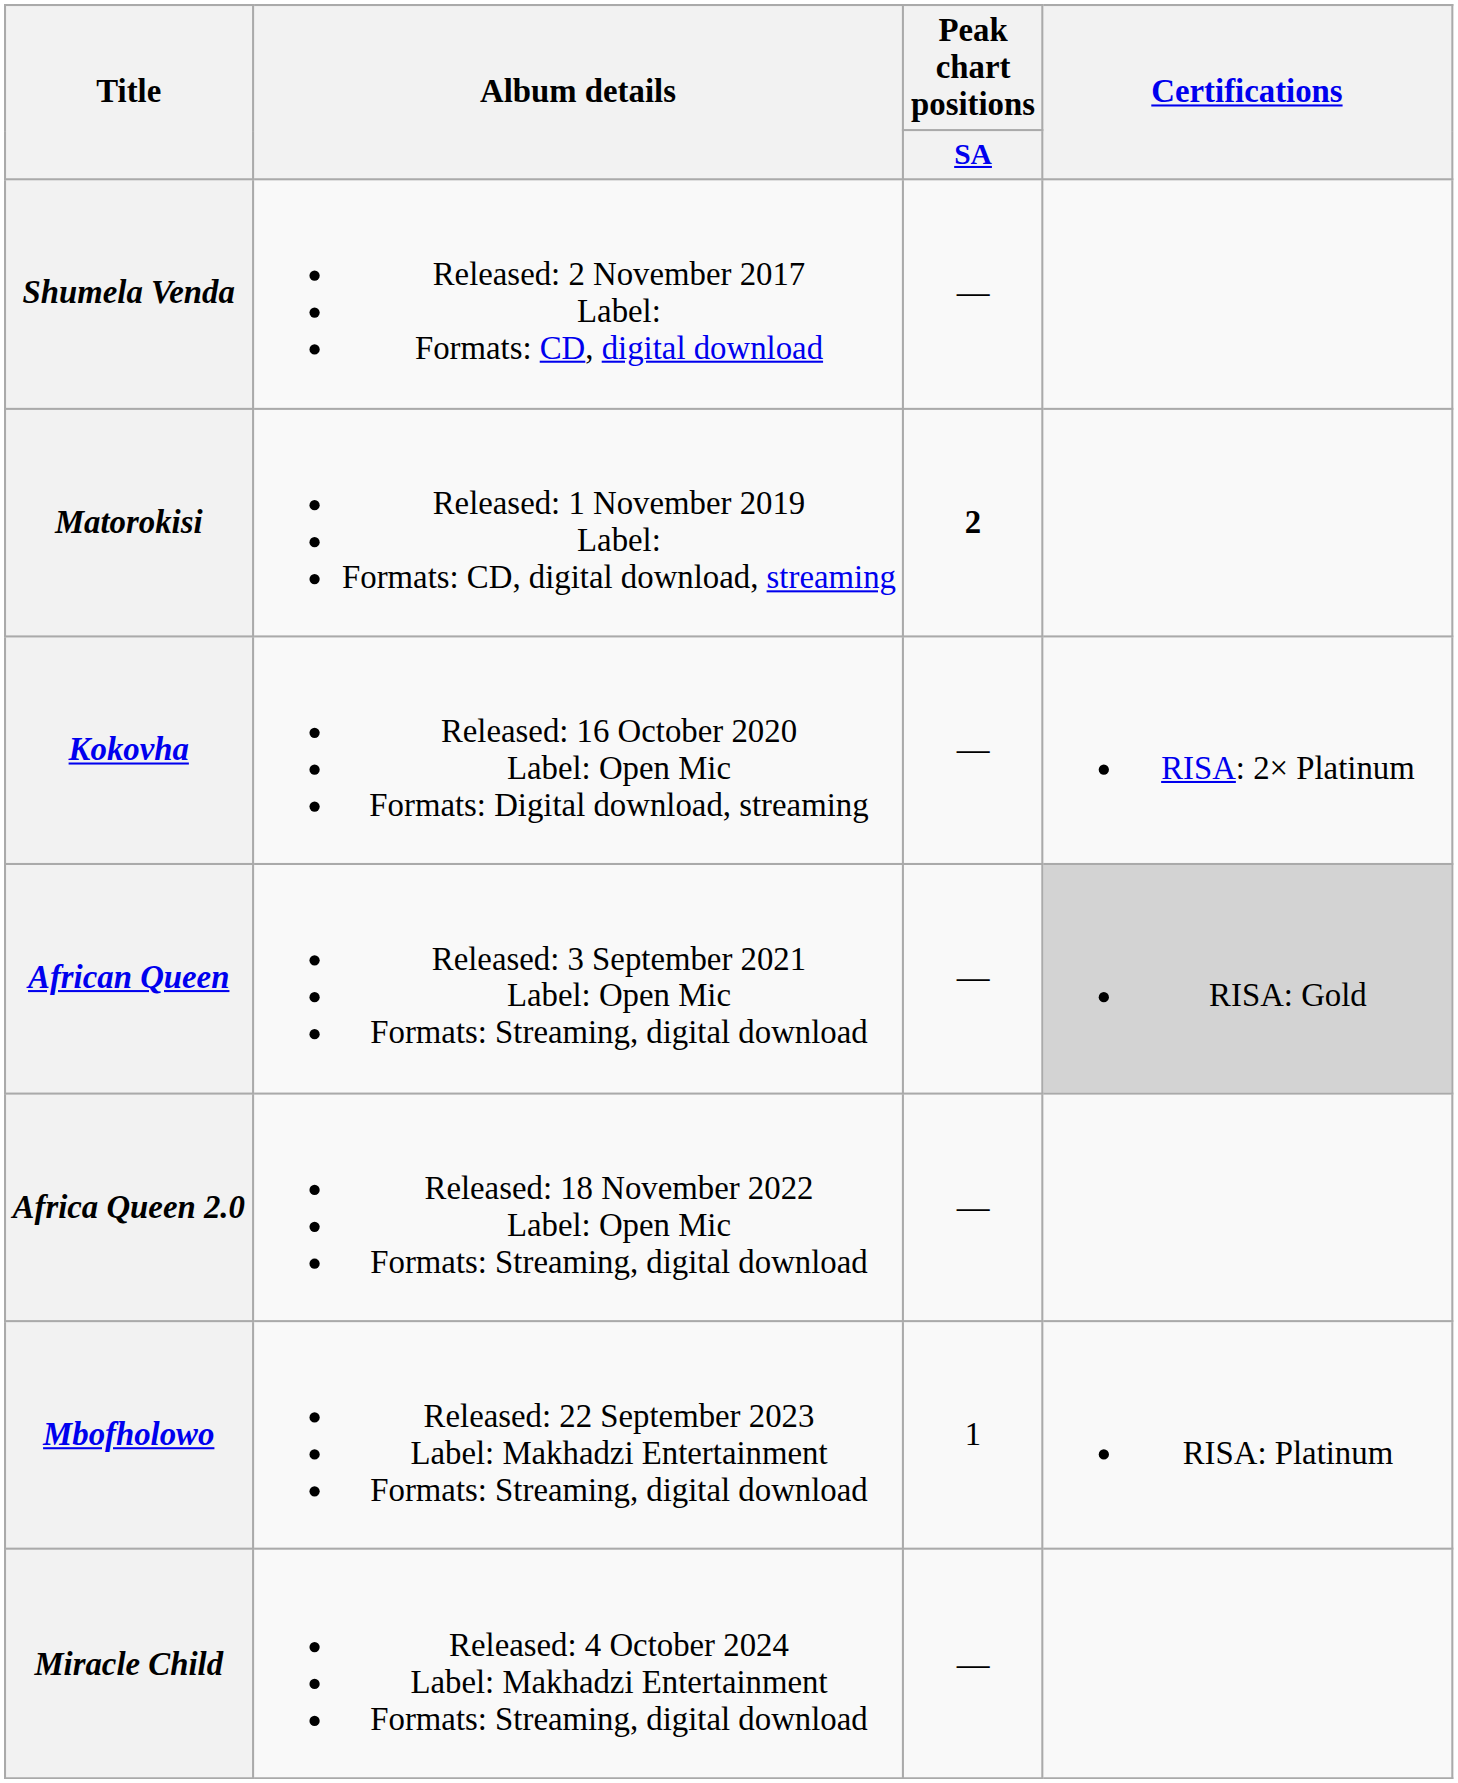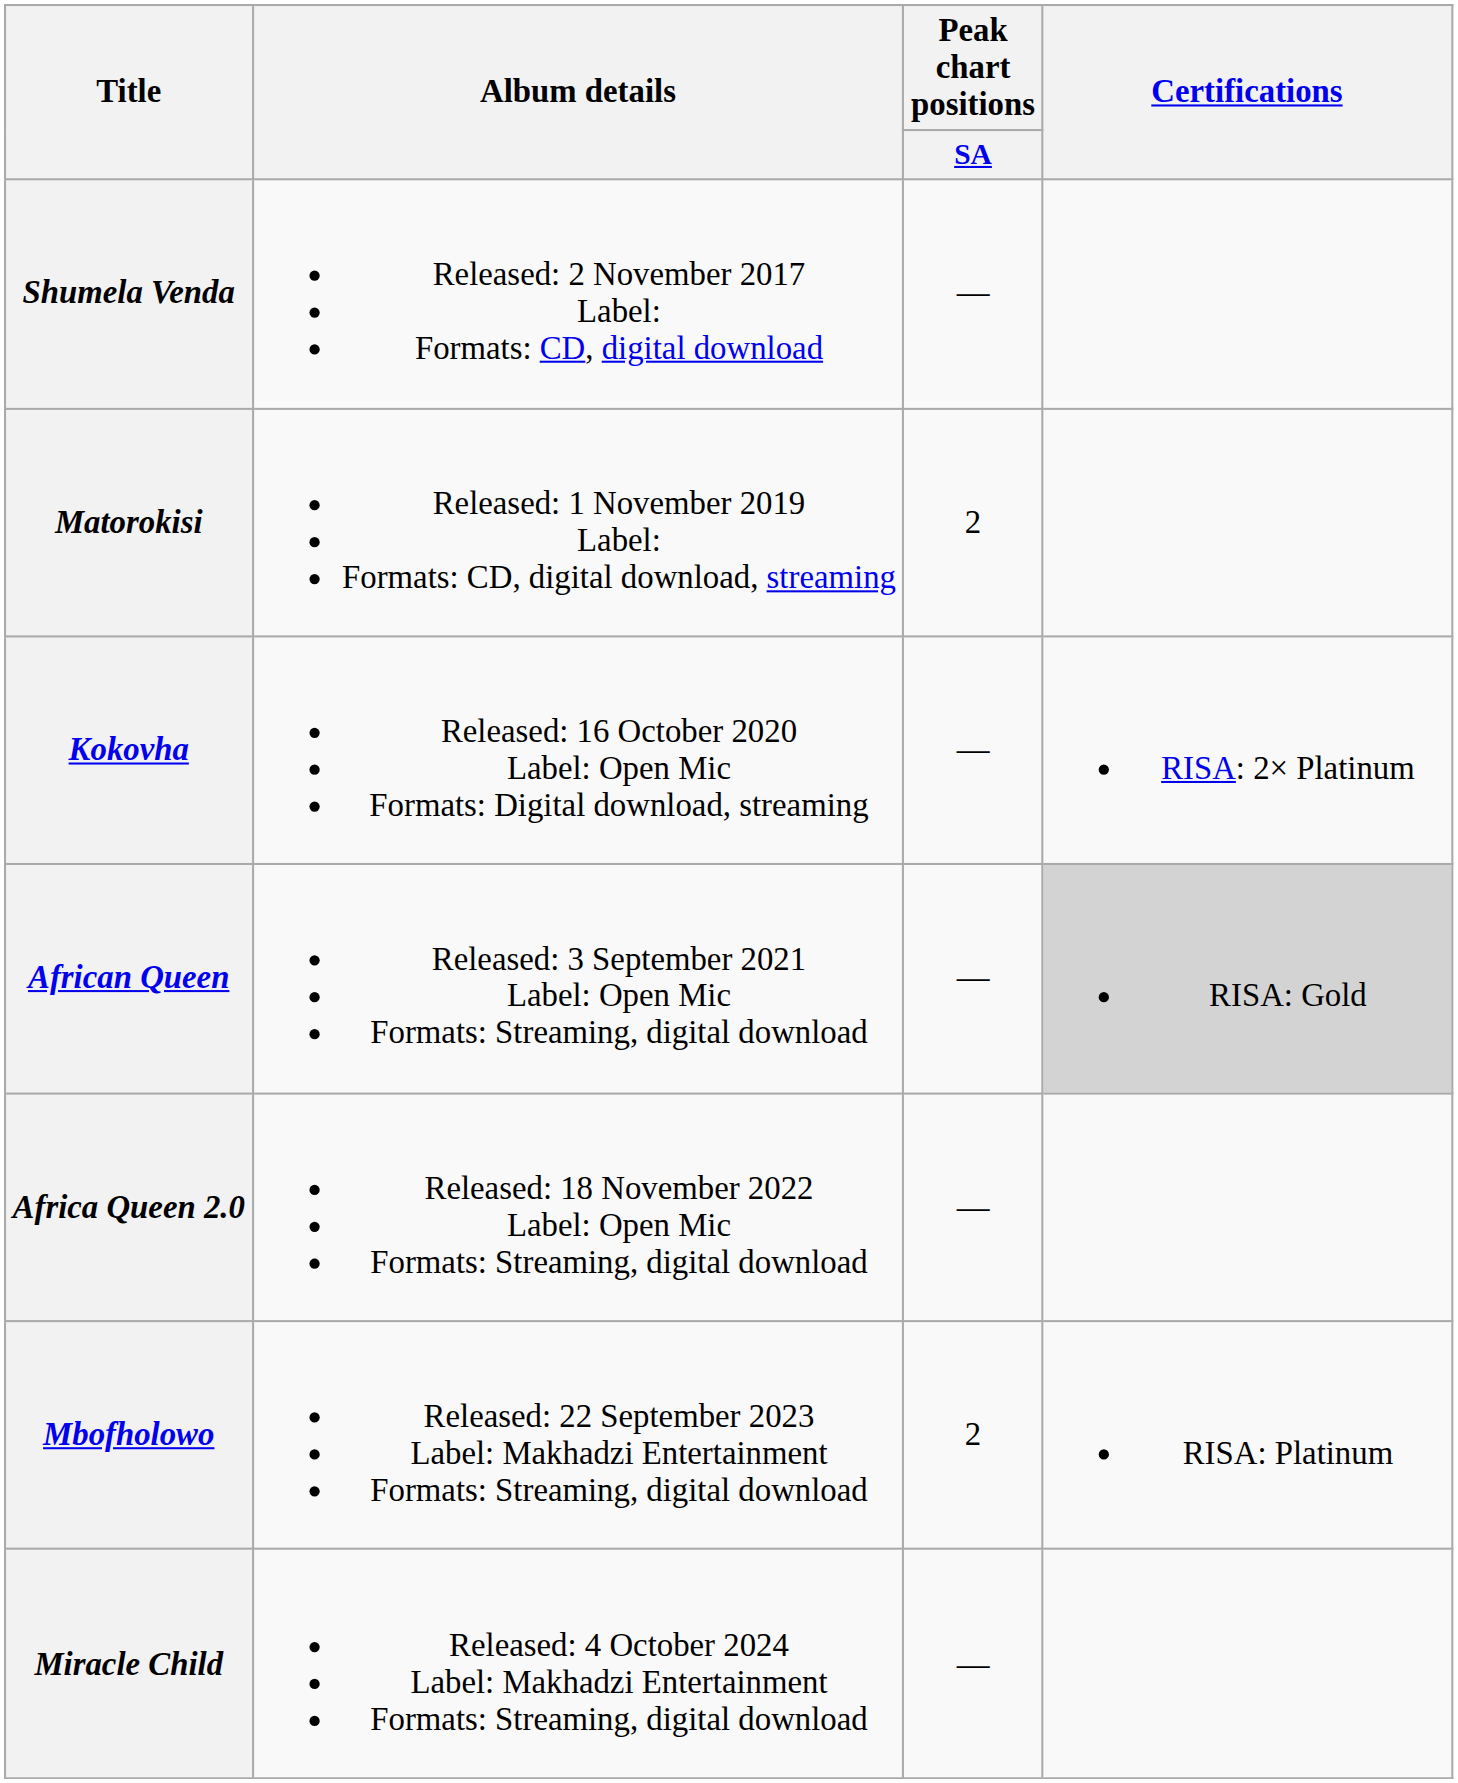(973, 521) bold -> (973, 521) normal
(973, 1434) 1 -> (973, 1434) 2
